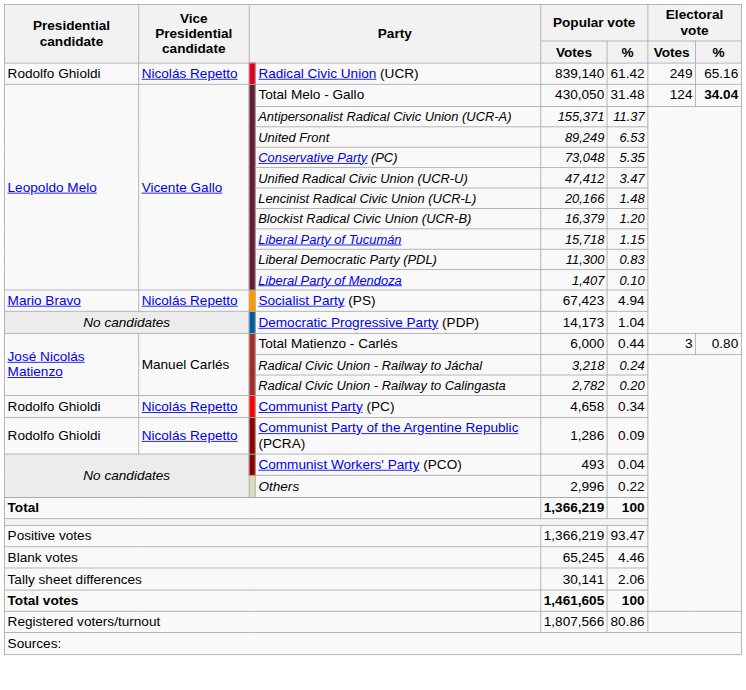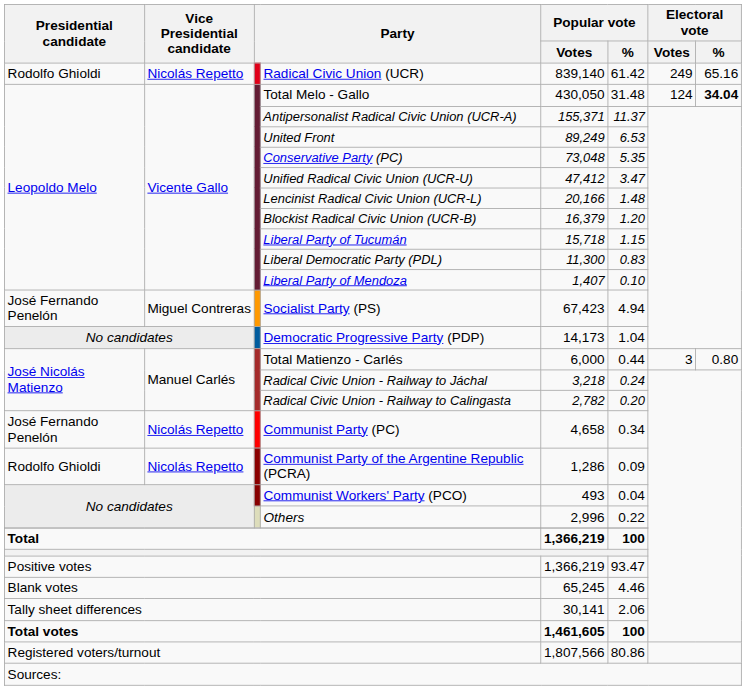(44, 300) Mario Bravo -> (53, 308) José Fernando Penelón
(190, 300) Nicolás Repetto -> (199, 308) Miguel Contreras
(54, 406) Rodolfo Ghioldi -> (53, 429) José Fernando Penelón
